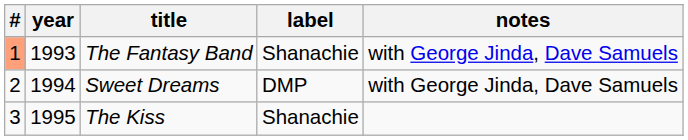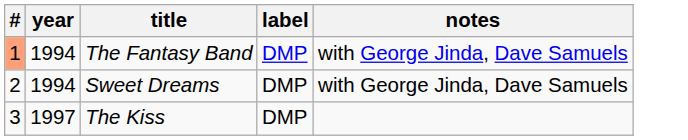(53, 53) 1993 -> (53, 53) 1994
(310, 53) Shanachie -> (285, 53) DMP
(53, 118) 1995 -> (53, 118) 1997
(310, 118) Shanachie -> (285, 118) DMP
